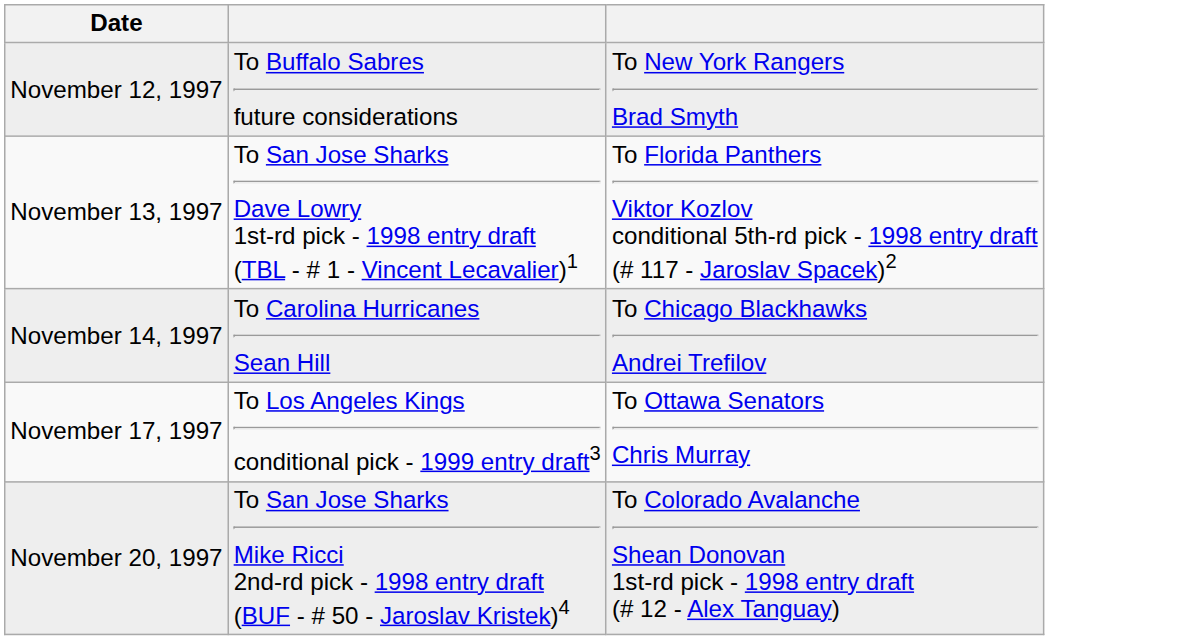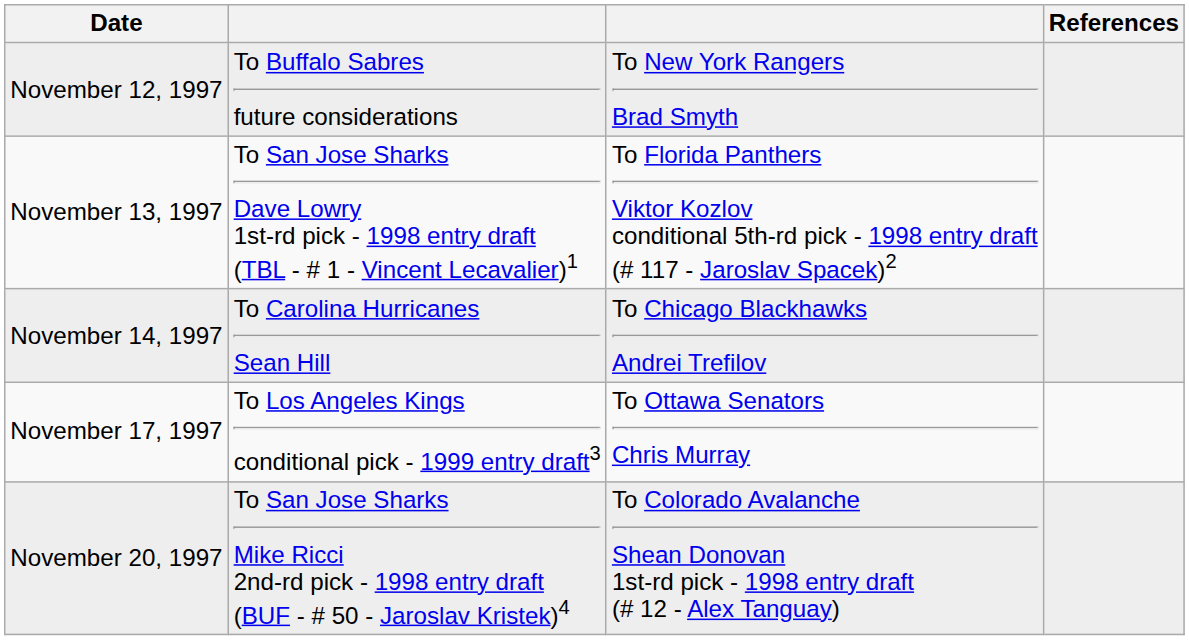+ column: (1114, 23)
